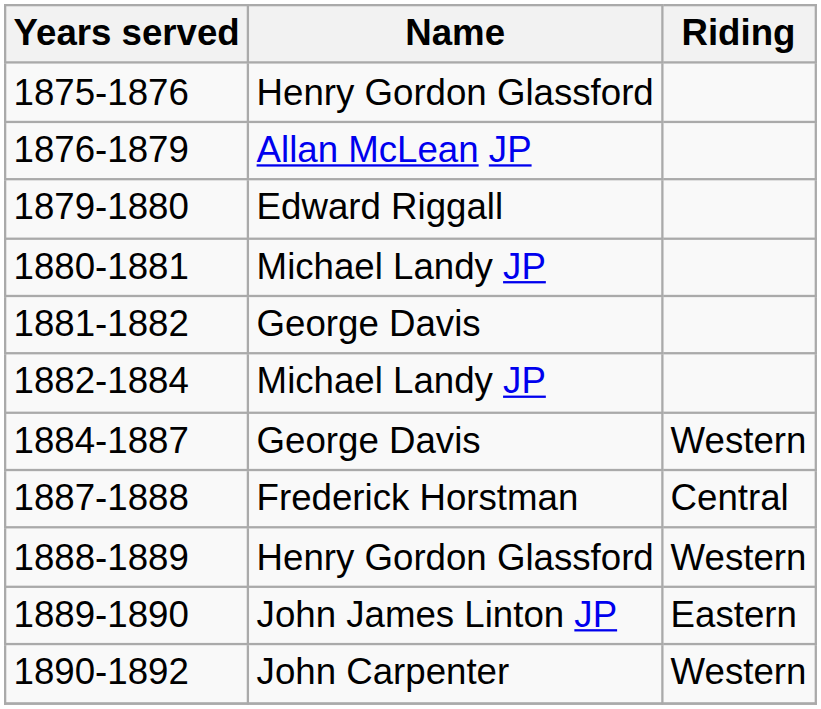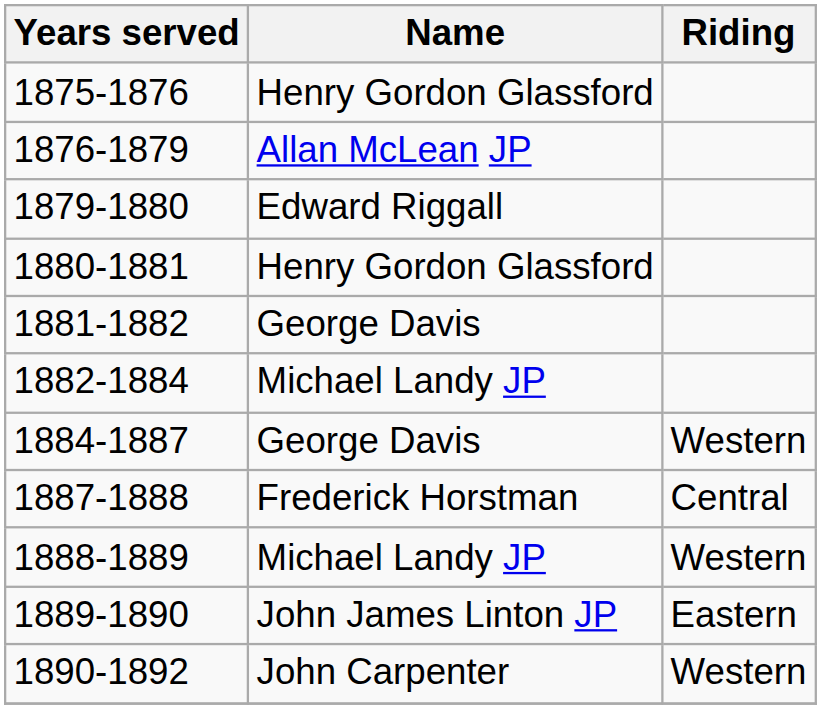(401, 265) Michael Landy JP -> (455, 265) Henry Gordon Glassford
(455, 556) Henry Gordon Glassford -> (401, 556) Michael Landy JP
